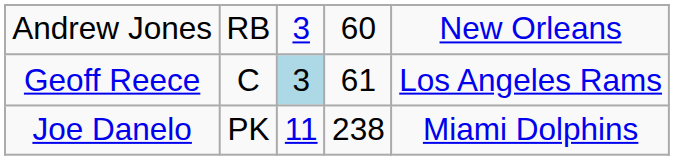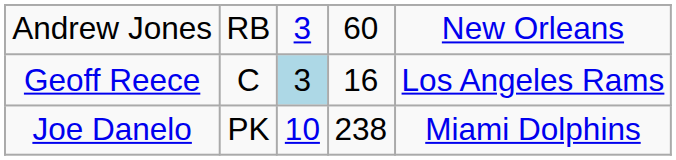(358, 79) 61 -> (361, 79) 16
(301, 129) 11 -> (302, 129) 10
